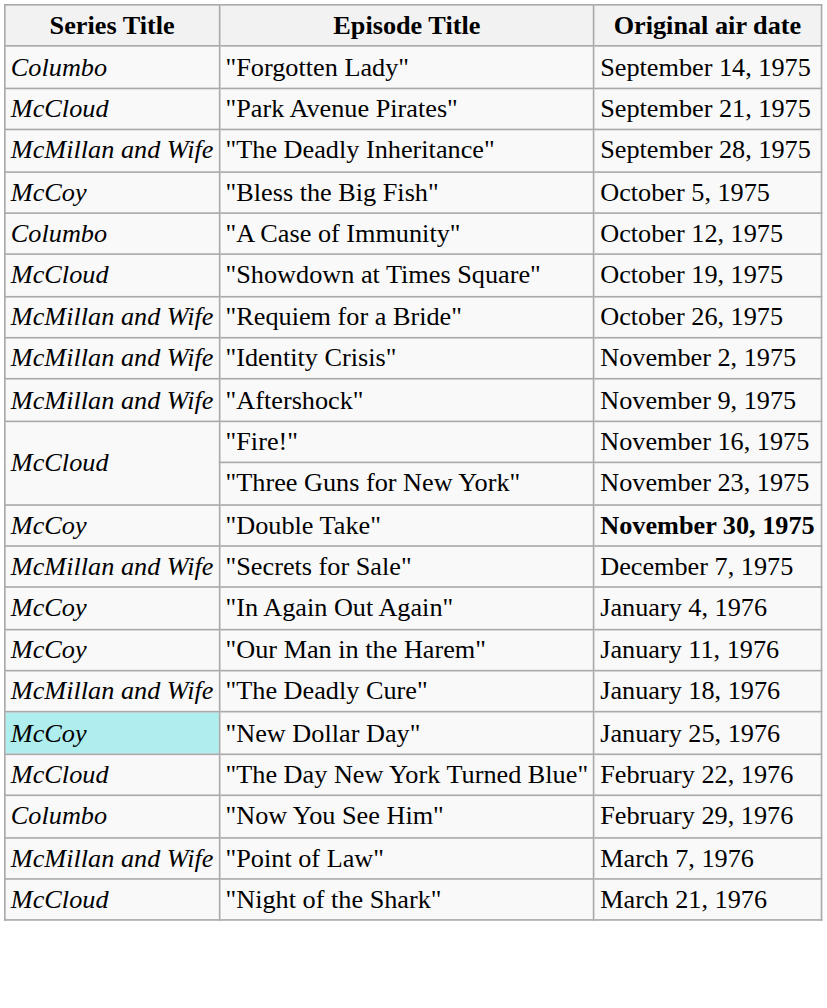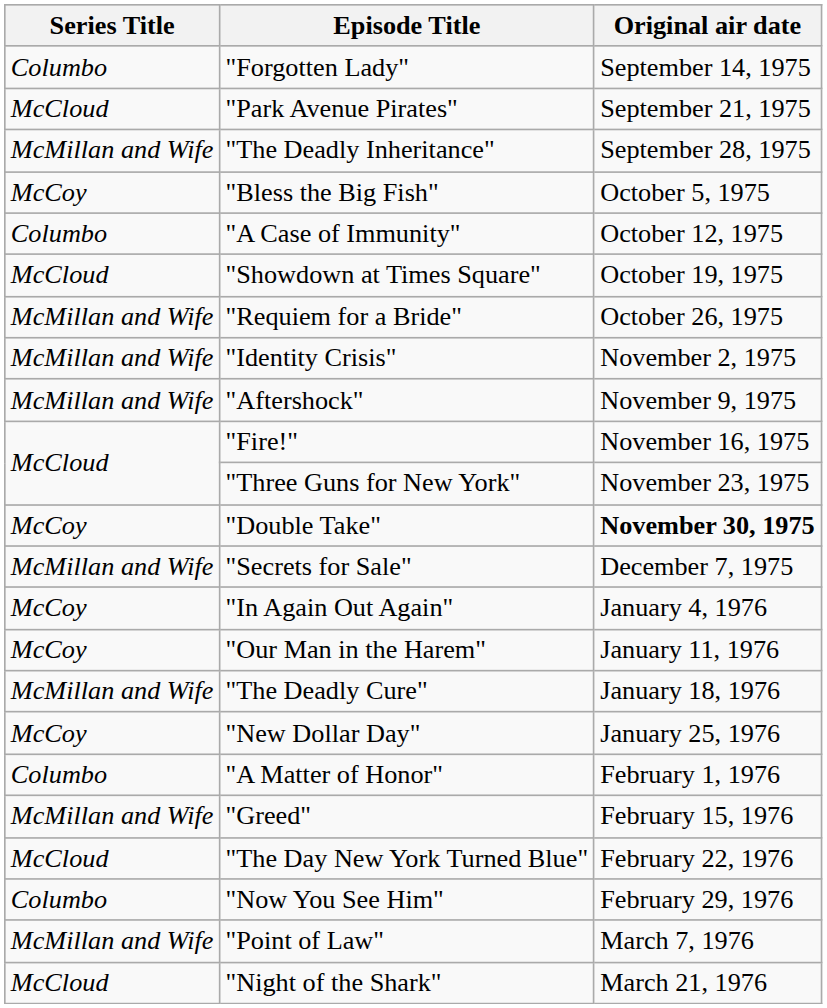(49, 732) paleturquoise background -> (49, 732) no background
+ row: (334, 774)
+ row: (268, 815)
